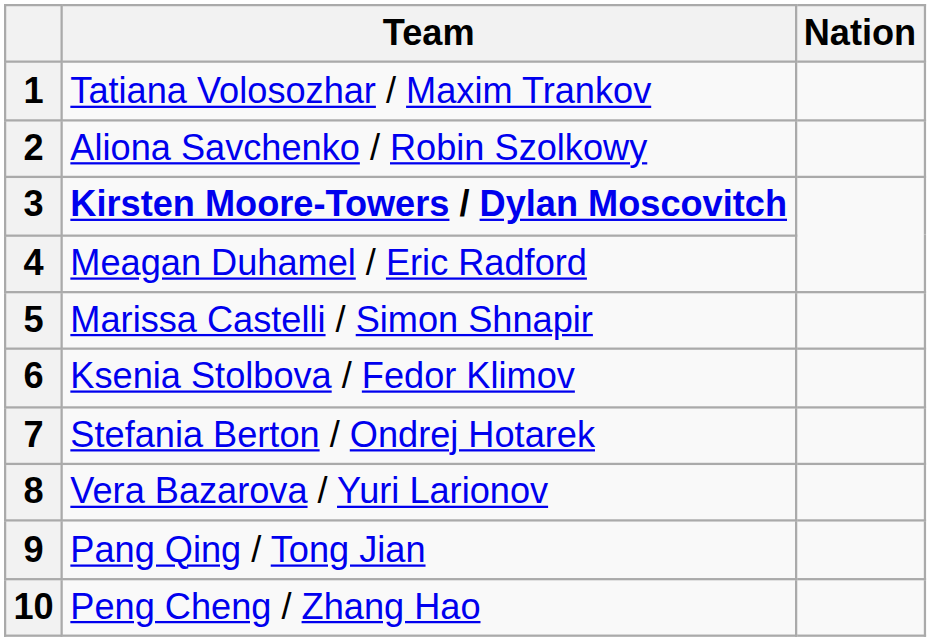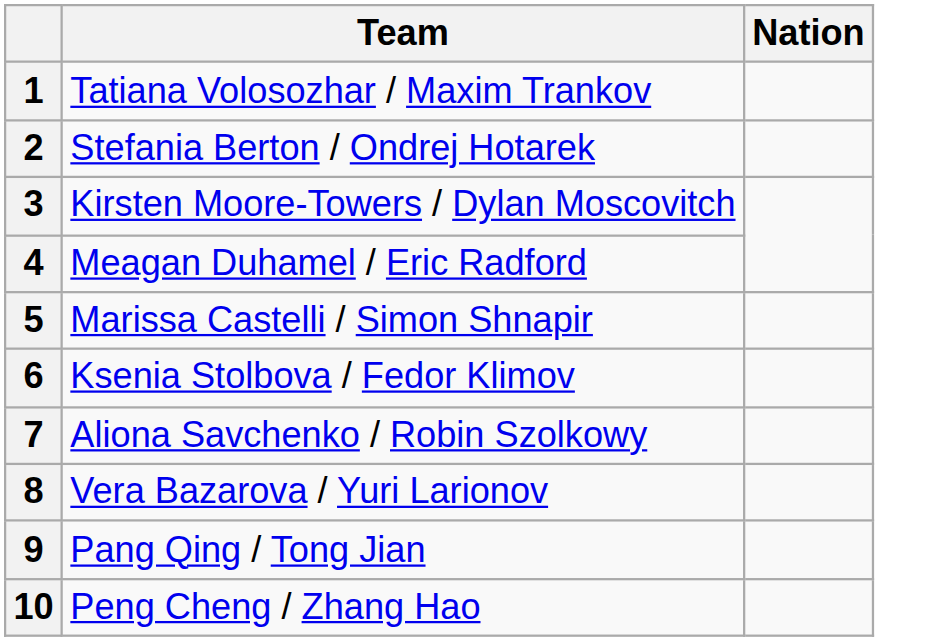(359, 147) Aliona Savchenko / Robin Szolkowy -> (333, 147) Stefania Berton / Ondrej Hotarek
(429, 205) bold -> (403, 205) normal
(333, 434) Stefania Berton / Ondrej Hotarek -> (359, 434) Aliona Savchenko / Robin Szolkowy
